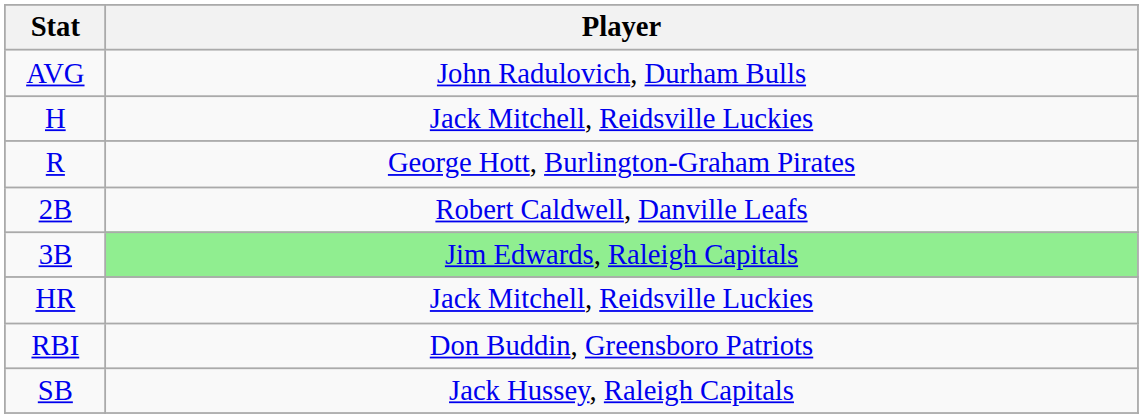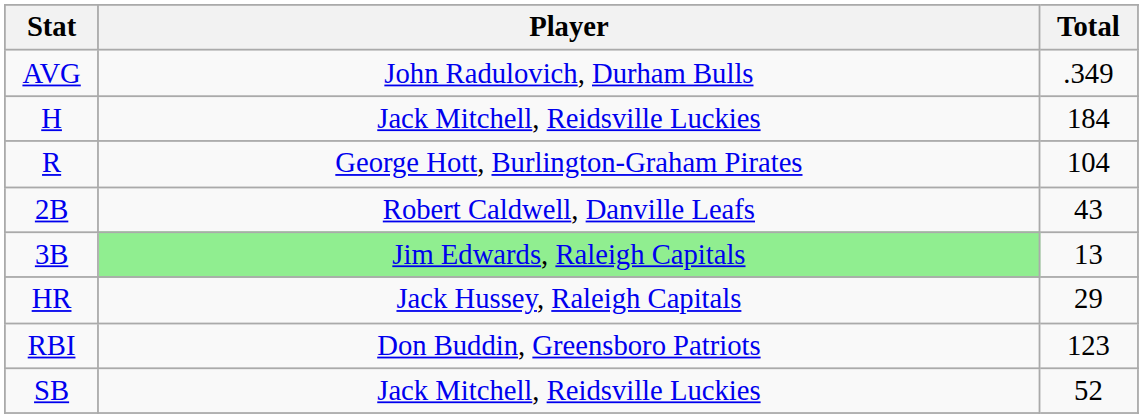+ column: (1088, 27)
(622, 299) Jack Mitchell, Reidsville Luckies -> (569, 299) Jack Hussey, Raleigh Capitals
(622, 390) Jack Hussey, Raleigh Capitals -> (569, 390) Jack Mitchell, Reidsville Luckies
